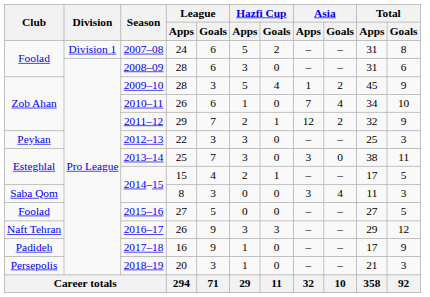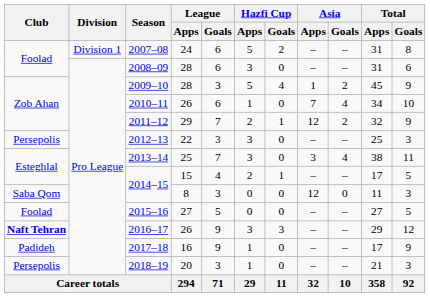(34, 139) Peykan -> (36, 139) Persepolis
(340, 157) 0 -> (345, 157) 4
(308, 193) 3 -> (313, 193) 12
(340, 193) 4 -> (345, 193) 0
(34, 229) normal -> (36, 229) bold
